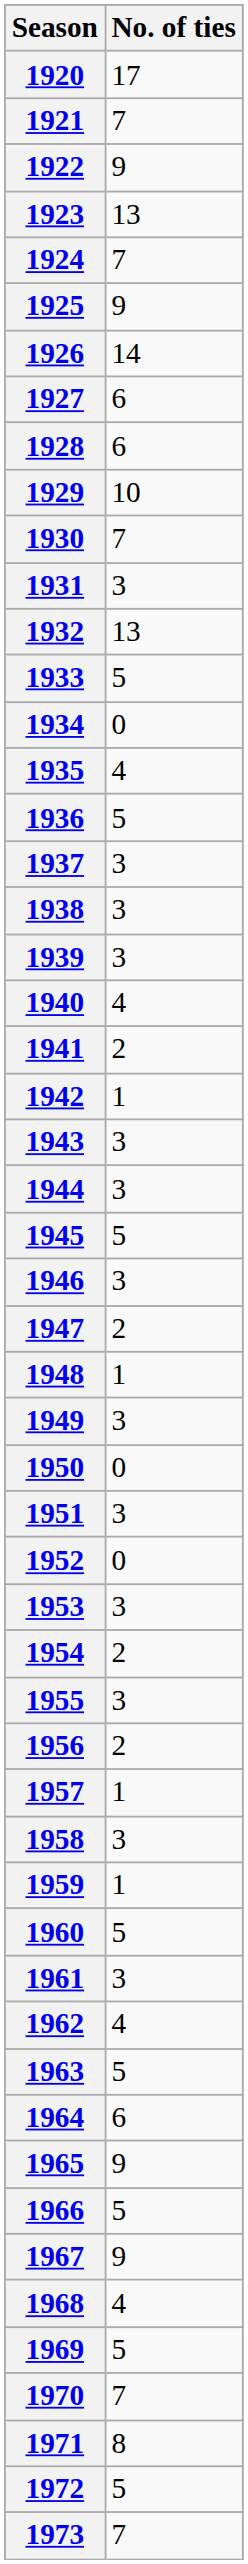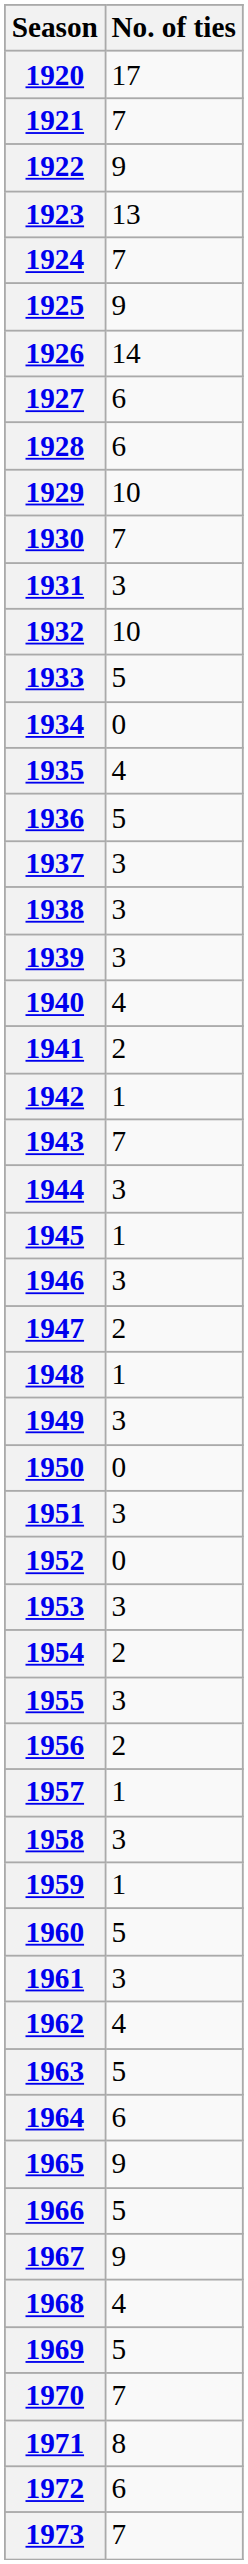(126, 631) 13 -> (126, 631) 10
(119, 1142) 3 -> (119, 1142) 7
(119, 1235) 5 -> (119, 1235) 1
(119, 2488) 5 -> (119, 2488) 6
